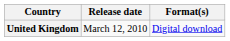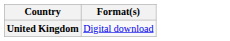- column: (115, 12)
